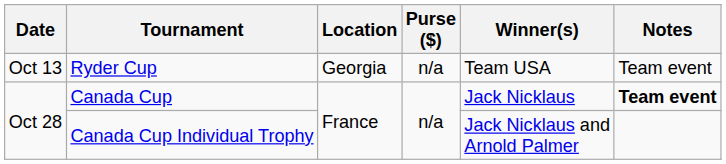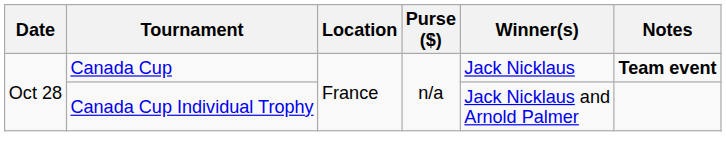- row: (114, 68)
